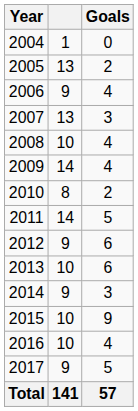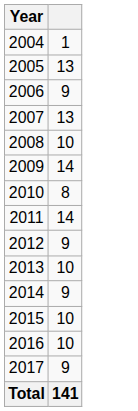- column: (108, 17)
